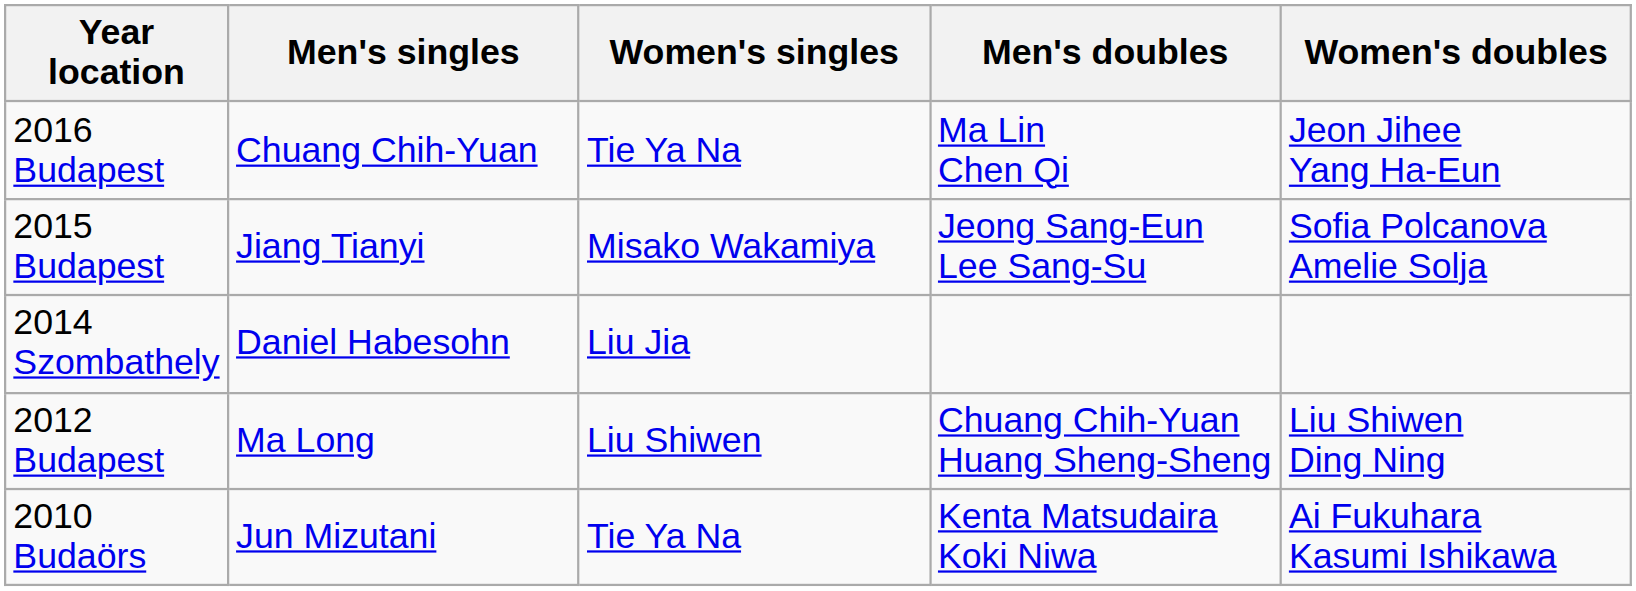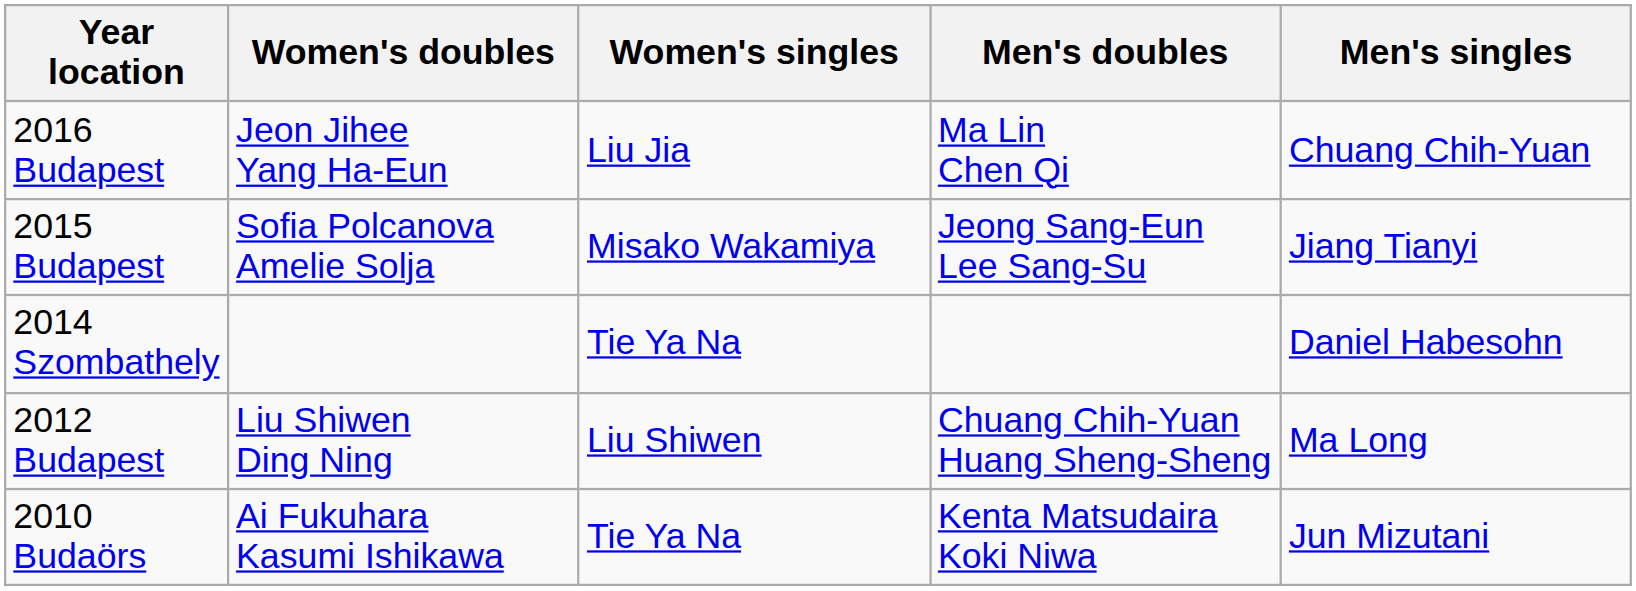columns swapped: (403, 52) <-> (1456, 52)
(664, 149) Tie Ya Na -> (639, 149) Liu Jia
(639, 343) Liu Jia -> (664, 343) Tie Ya Na
